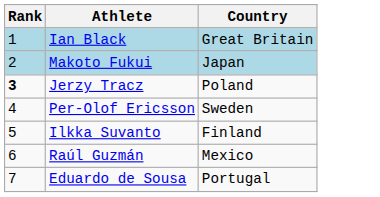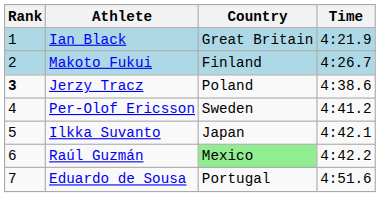+ column: (346, 16)
(223, 63) Japan -> (232, 63) Finland
(232, 133) Finland -> (223, 133) Japan
(228, 156) no background -> (228, 156) lightgreen background
